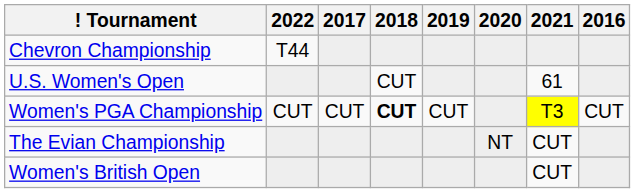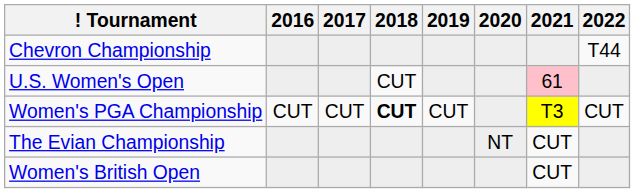columns swapped: (604, 20) <-> (293, 20)
(552, 81) no background -> (552, 81) pink background
